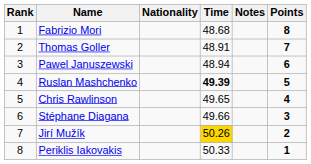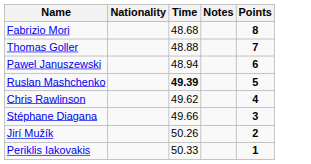- column: (20, 13)
(216, 47) 48.91 -> (185, 47) 48.88
(216, 99) 49.65 -> (185, 99) 49.62
(216, 133) gold background -> (185, 133) no background
